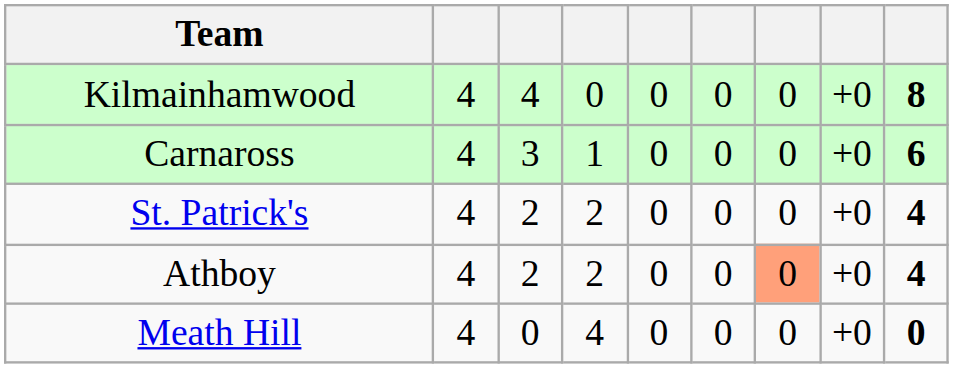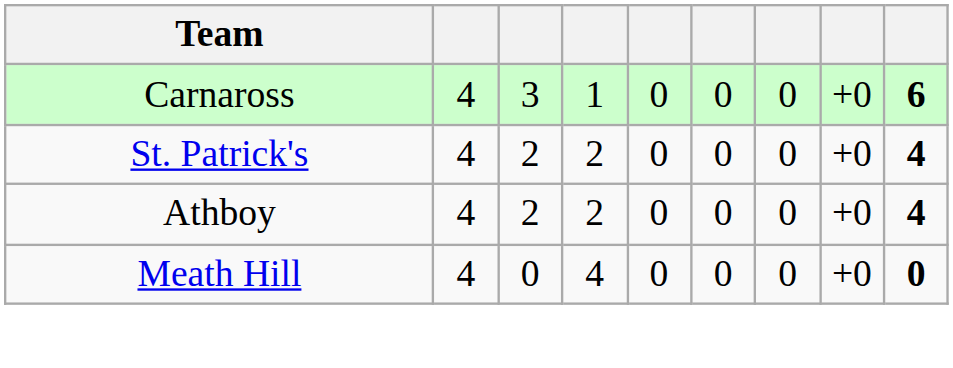- row: (219, 93)
(788, 272) lightsalmon background -> (788, 213) no background
